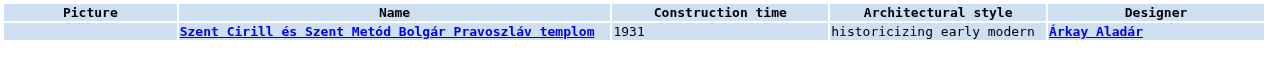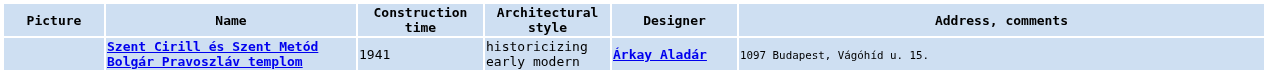+ column: (1002, 20)
(629, 32) 1931 -> (375, 54) 1941
